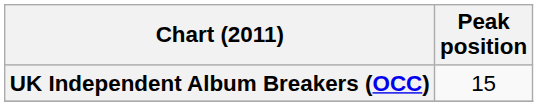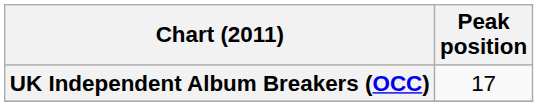(484, 82) 15 -> (484, 82) 17
